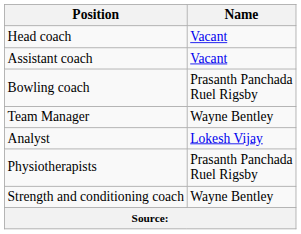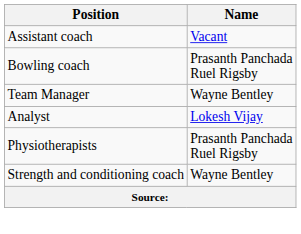- row: (39, 36)
